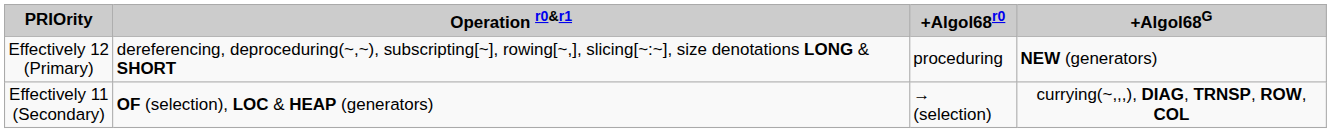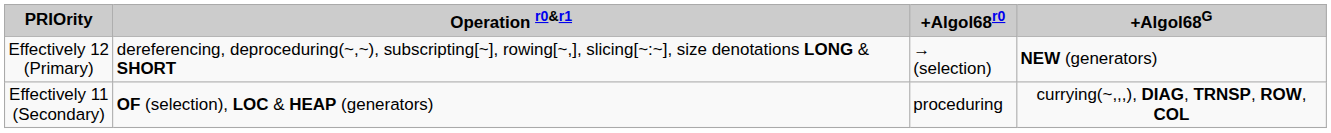(958, 58) proceduring -> (952, 58) → (selection)
(952, 104) → (selection) -> (958, 104) proceduring
